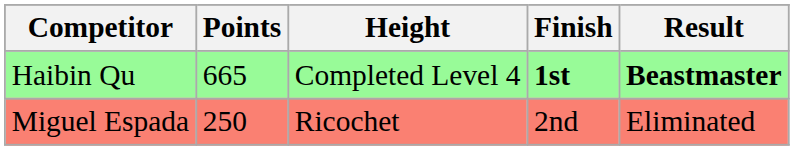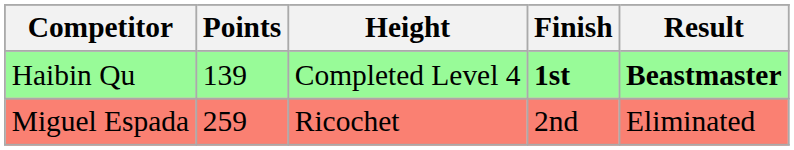(225, 74) 665 -> (225, 74) 139
(225, 121) 250 -> (225, 121) 259
